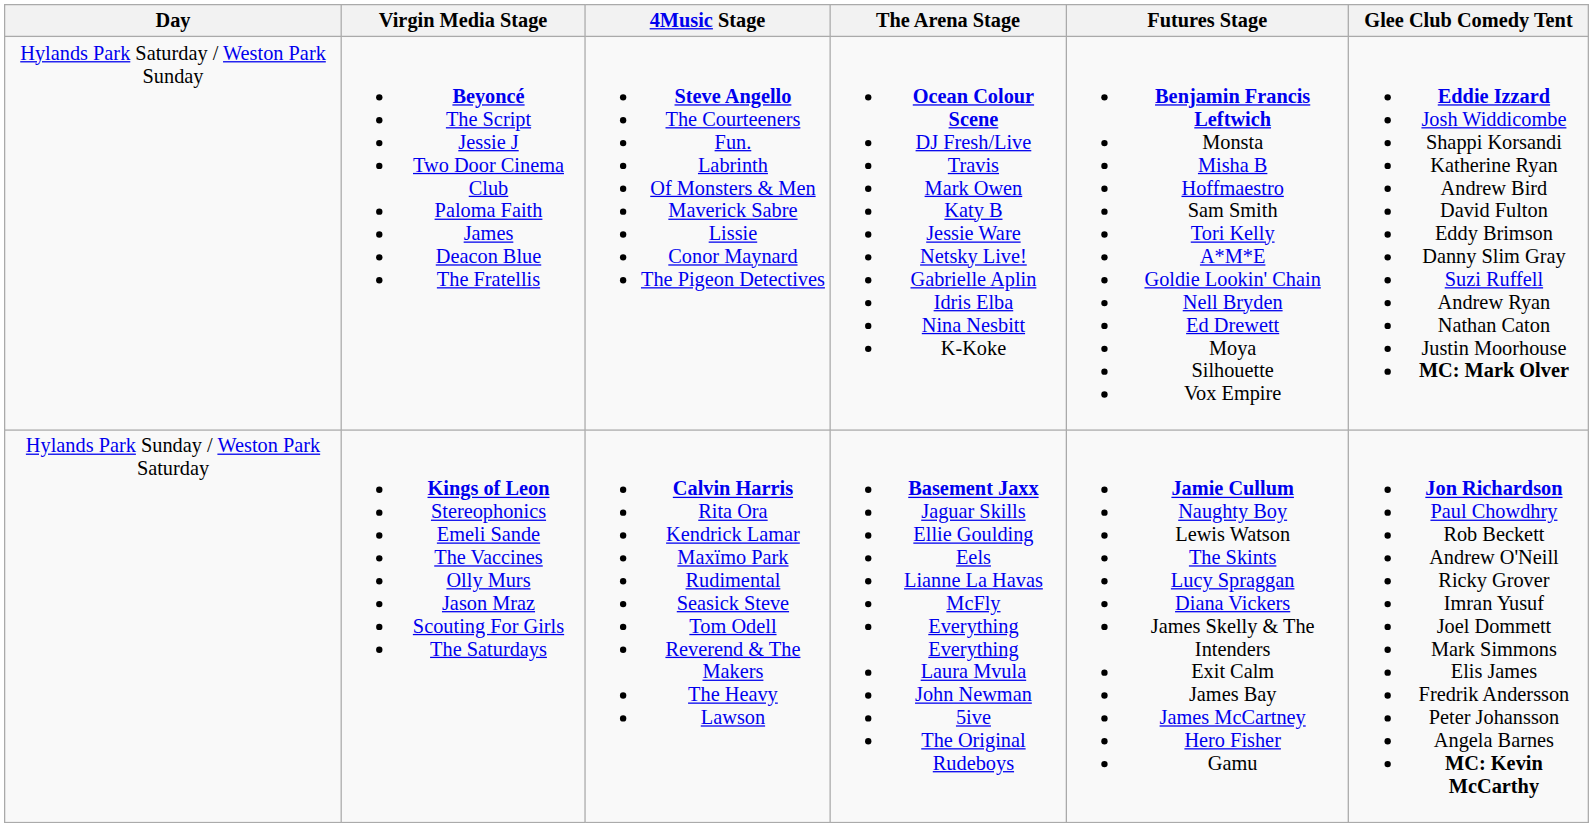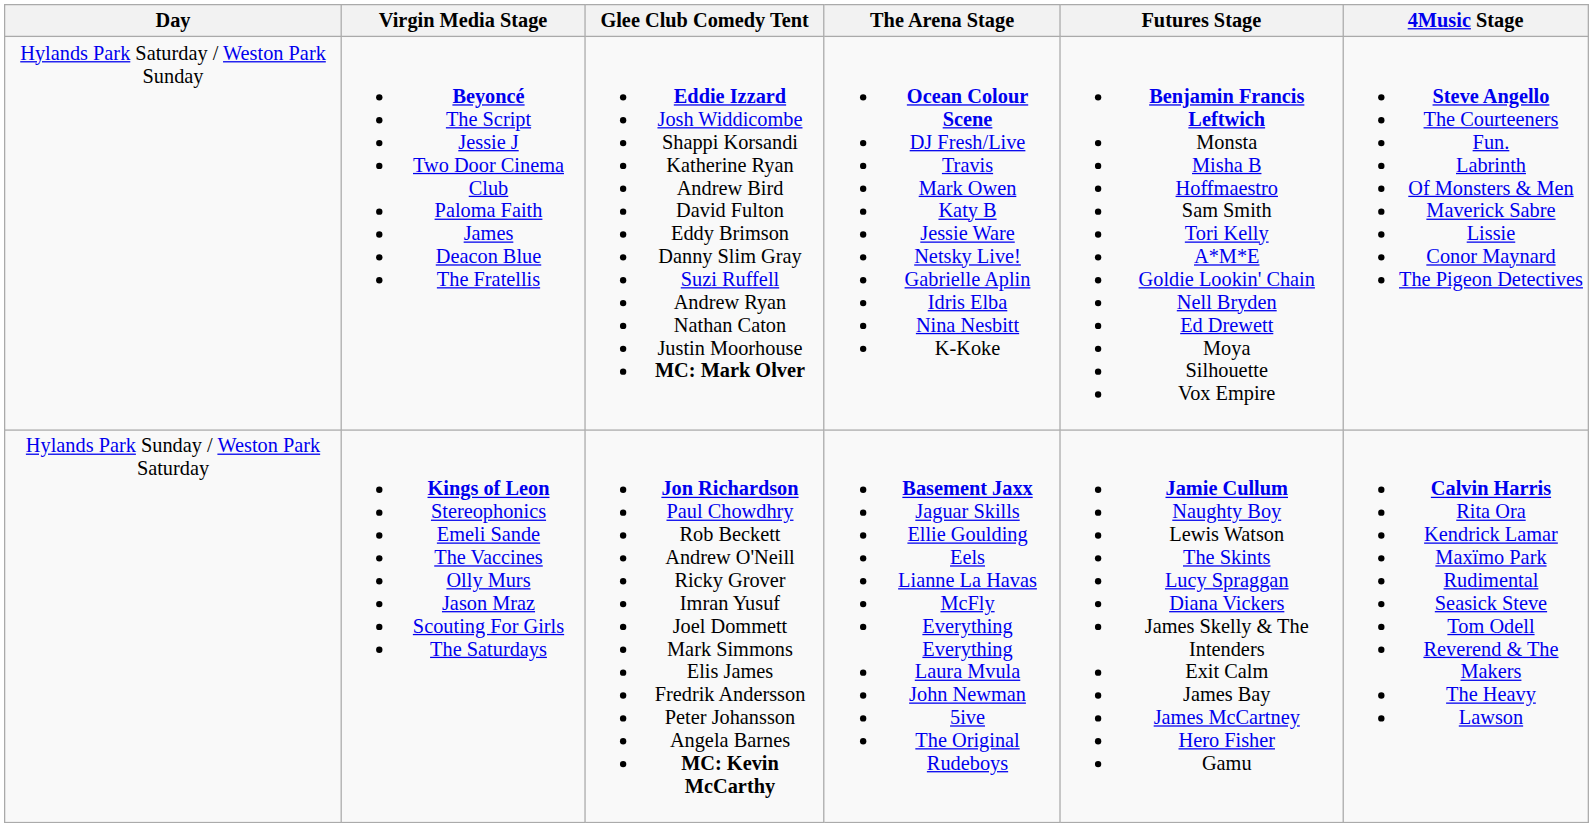columns swapped: (708, 20) <-> (1469, 20)
